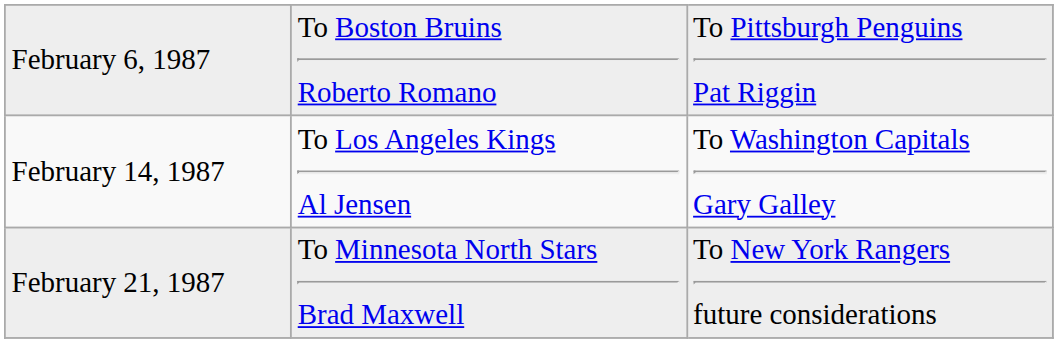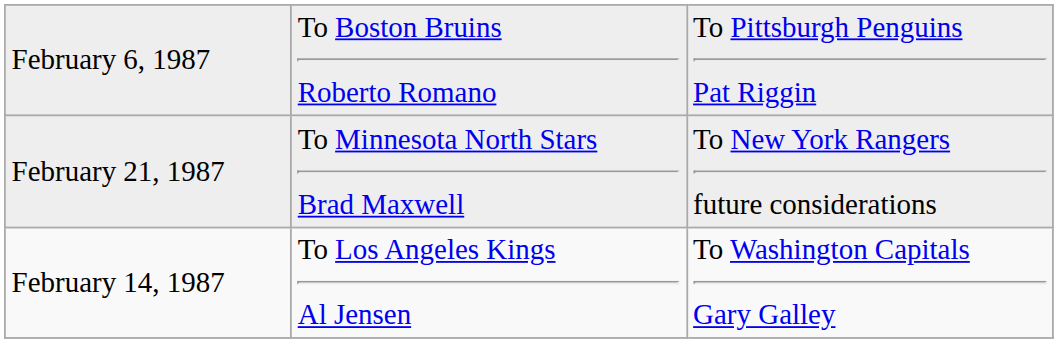rows swapped: (118, 171) <-> (118, 282)
